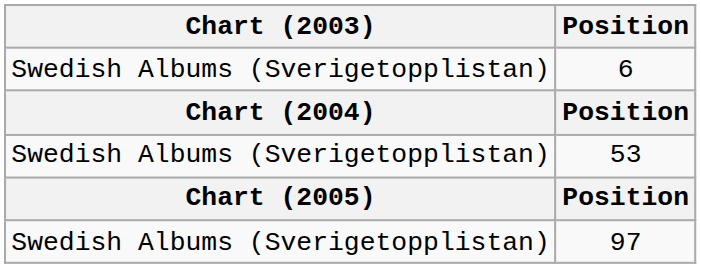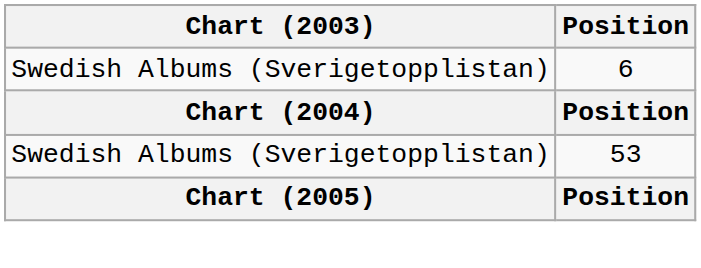- row: (626, 242)
